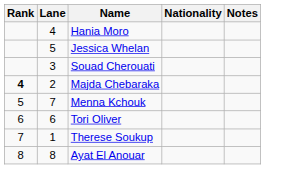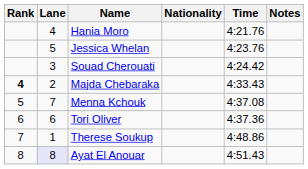+ column: (245, 13)
(53, 155) no background -> (53, 155) lavender background
